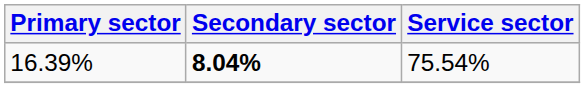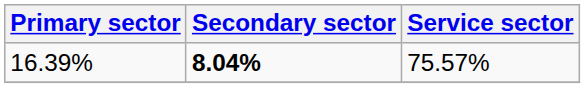(448, 62) 75.54% -> (448, 62) 75.57%
